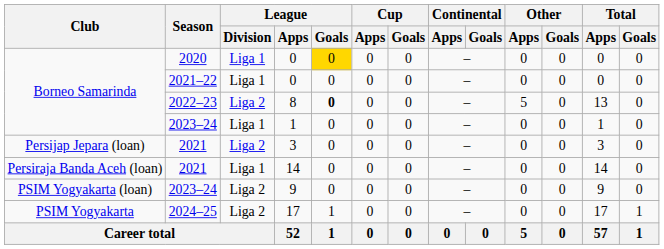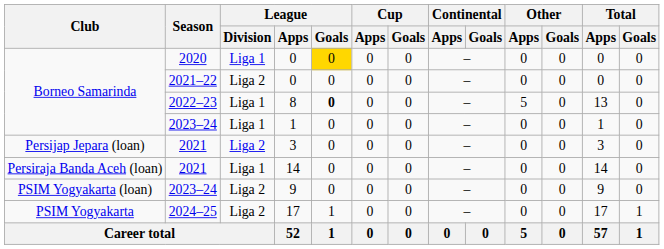(247, 80) Liga 1 -> (247, 80) Liga 2
(247, 102) Liga 2 -> (247, 102) Liga 1
